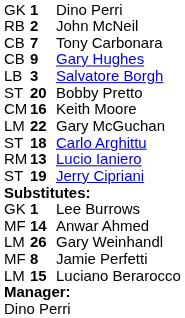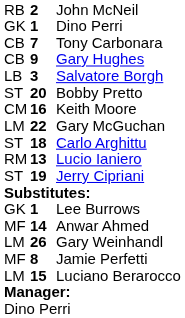rows swapped: (34, 9) <-> (34, 26)
